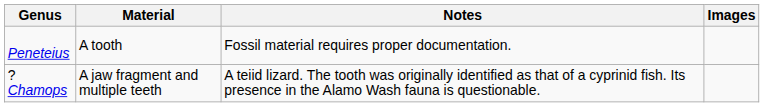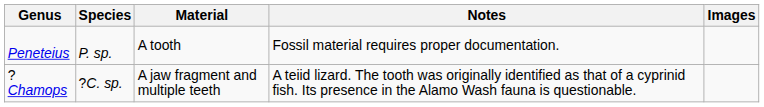+ column: (105, 15)
